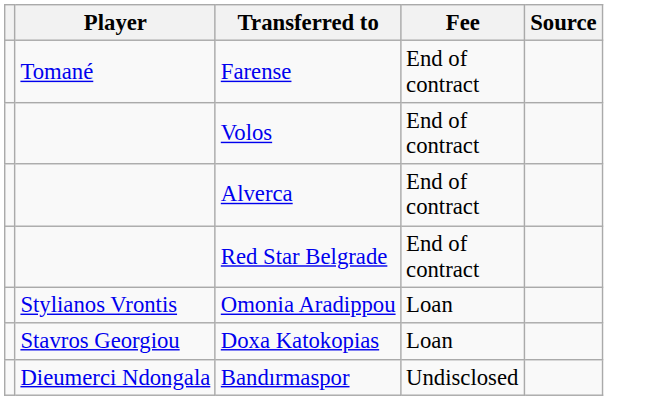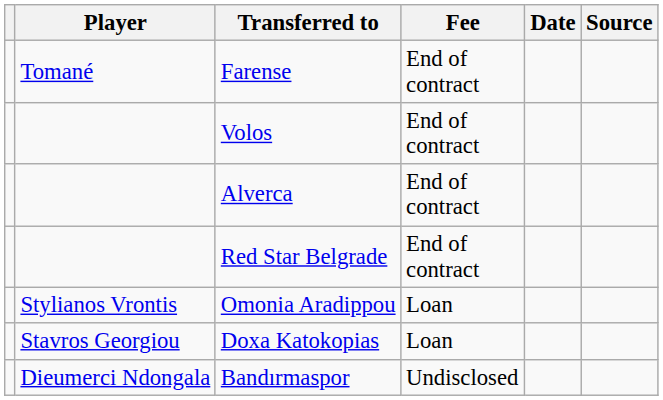+ column: (553, 22)
